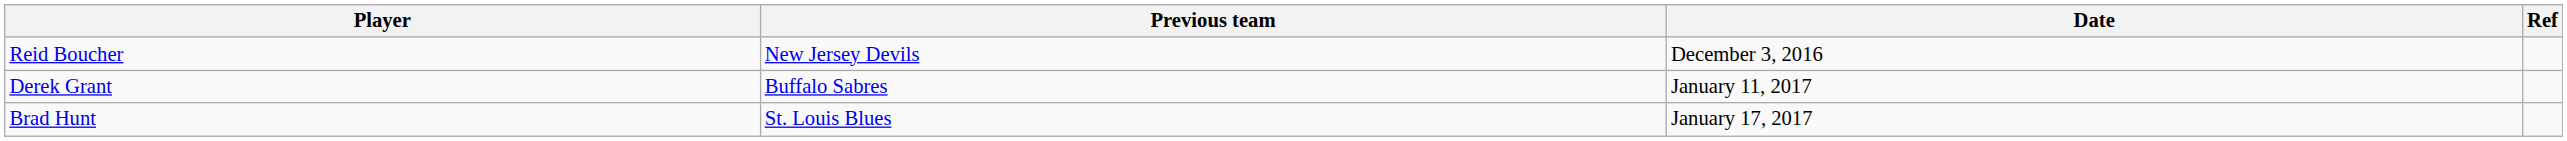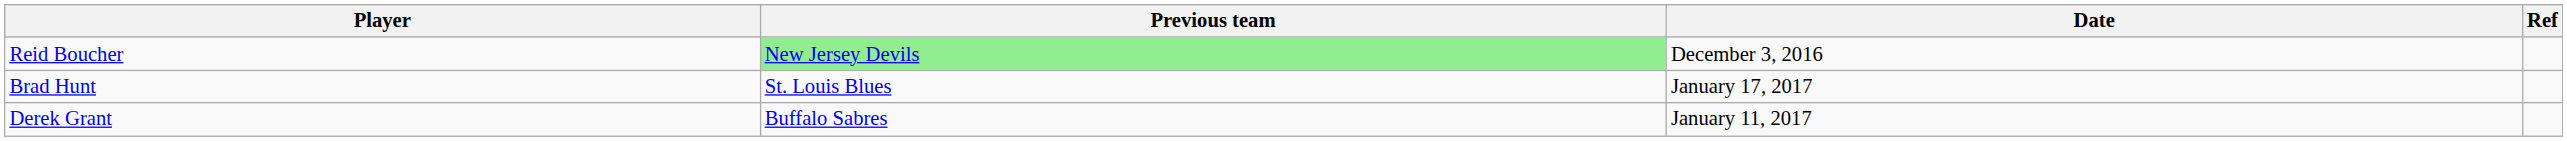(842, 53) no background -> (842, 53) lightgreen background
rows swapped: (61, 86) <-> (53, 119)
